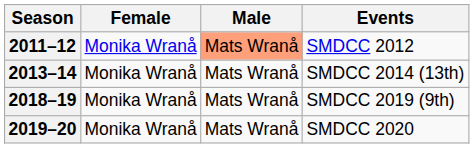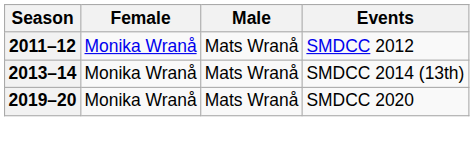(252, 45) lightsalmon background -> (252, 45) no background
- row: (43, 101)
